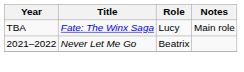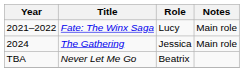(16, 28) TBA -> (31, 28) 2021–2022
+ row: (93, 43)
(31, 43) 2021–2022 -> (16, 59) TBA
